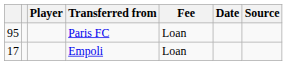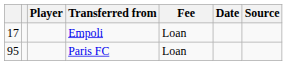rows swapped: (86, 51) <-> (89, 32)
